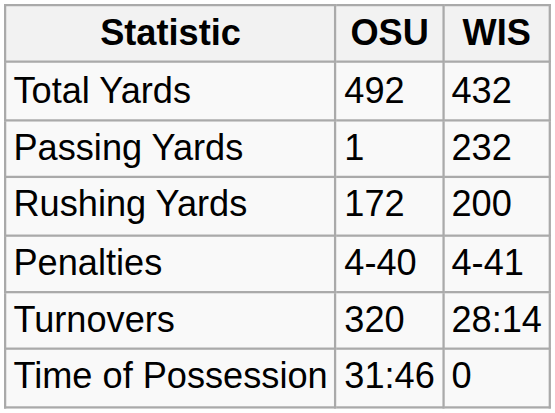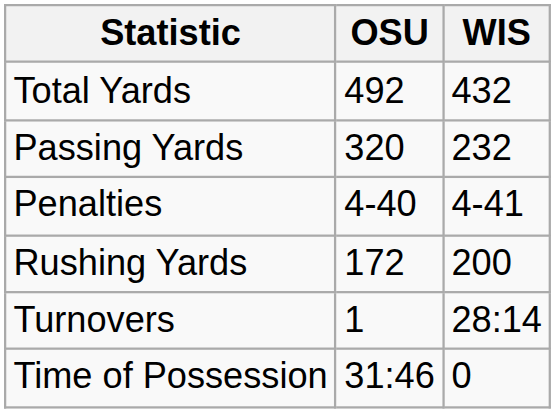(354, 147) 1 -> (374, 147) 320
rows swapped: (130, 205) <-> (88, 262)
(374, 319) 320 -> (354, 319) 1
